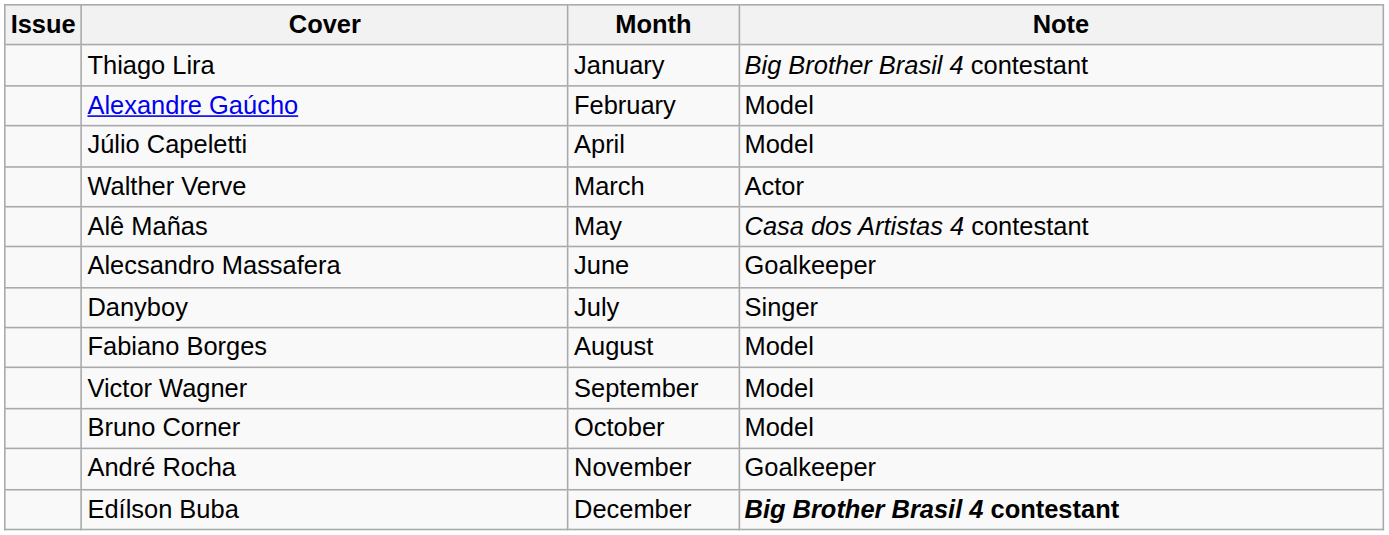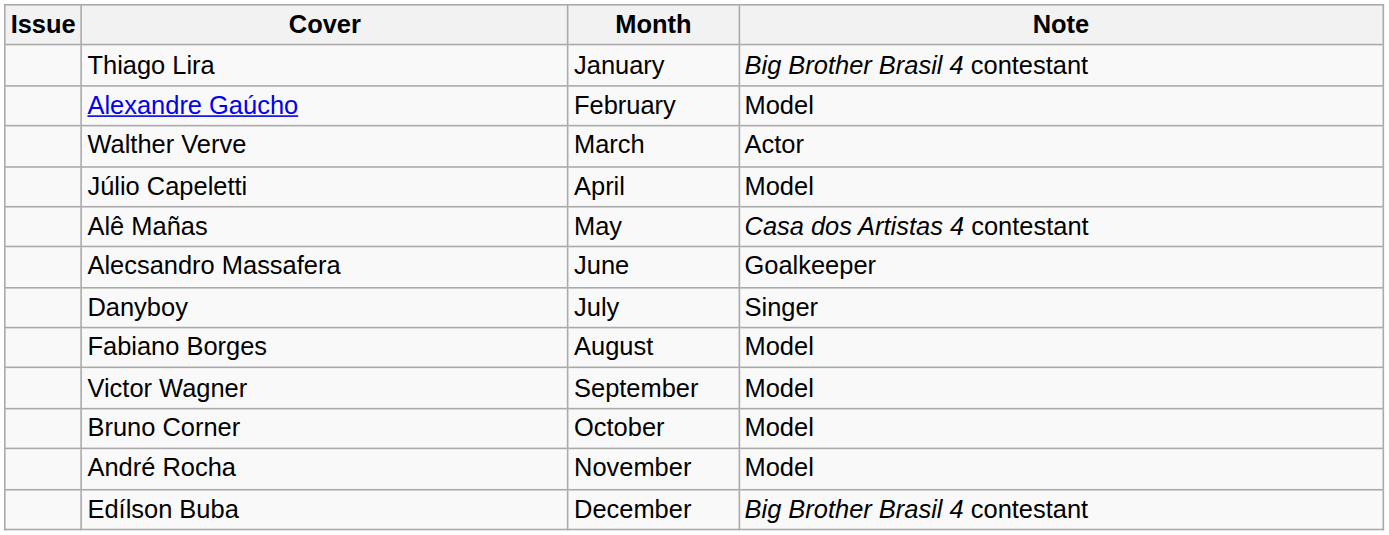rows swapped: (167, 186) <-> (167, 145)
(810, 468) Goalkeeper -> (779, 468) Model
(932, 508) bold -> (916, 508) normal
